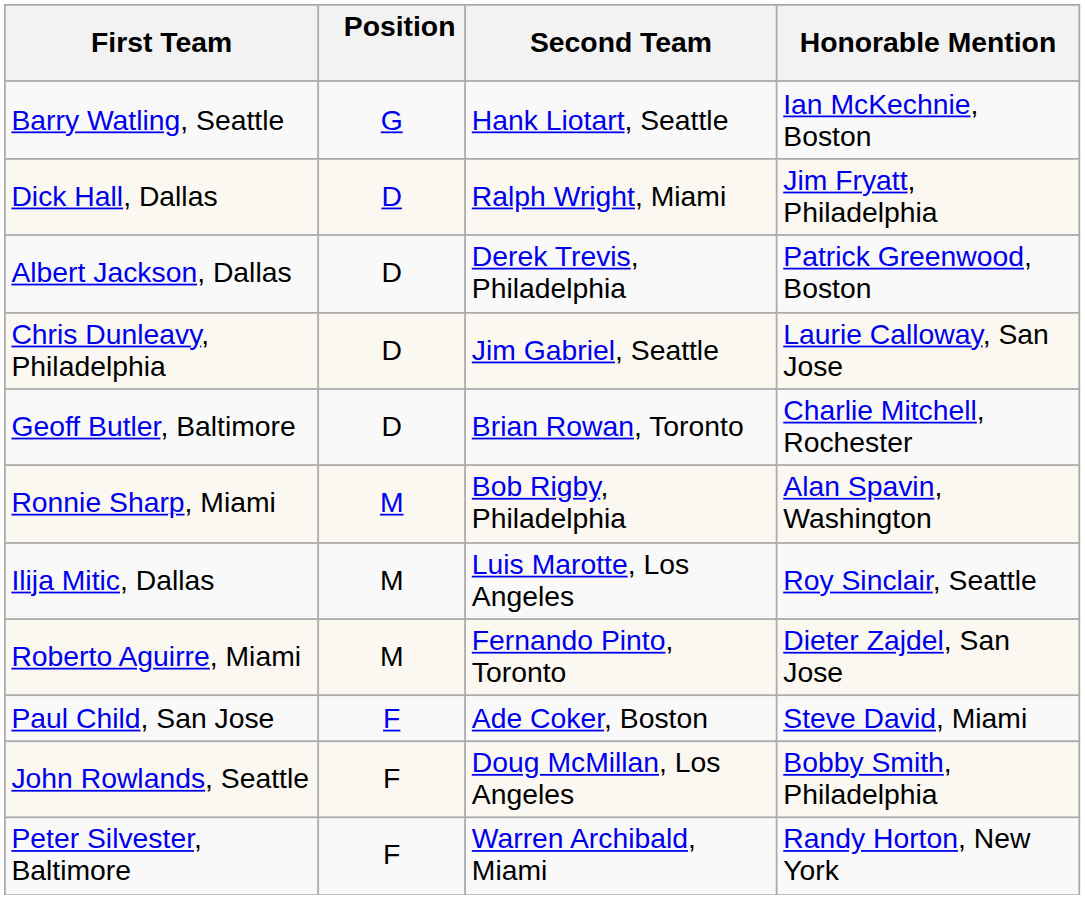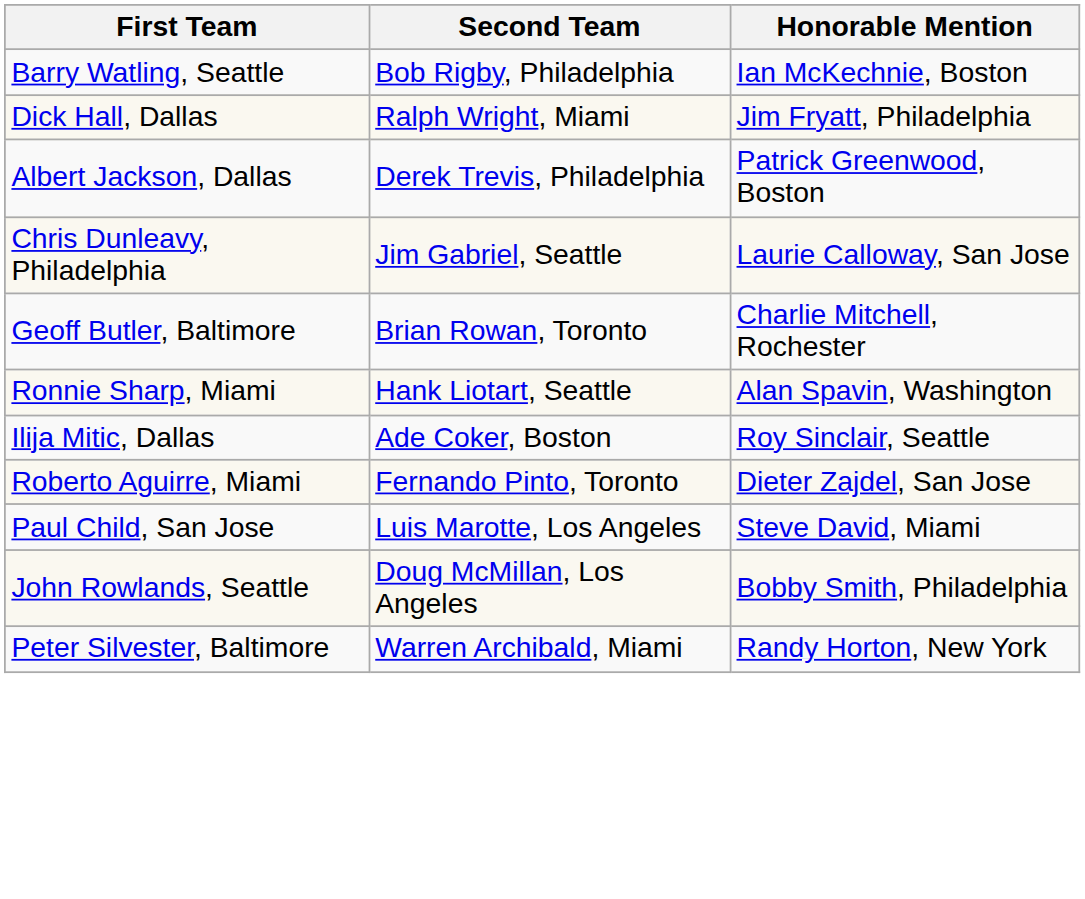- column: (392, 42)
(600, 119) Hank Liotart, Seattle -> (525, 71) Bob Rigby, Philadelphia
(549, 503) Bob Rigby, Philadelphia -> (504, 392) Hank Liotart, Seattle
(580, 580) Luis Marotte, Los Angeles -> (493, 436) Ade Coker, Boston
(590, 717) Ade Coker, Boston -> (538, 526) Luis Marotte, Los Angeles
